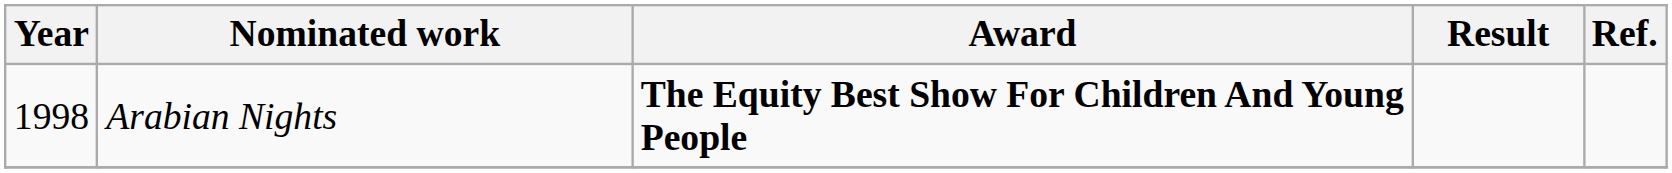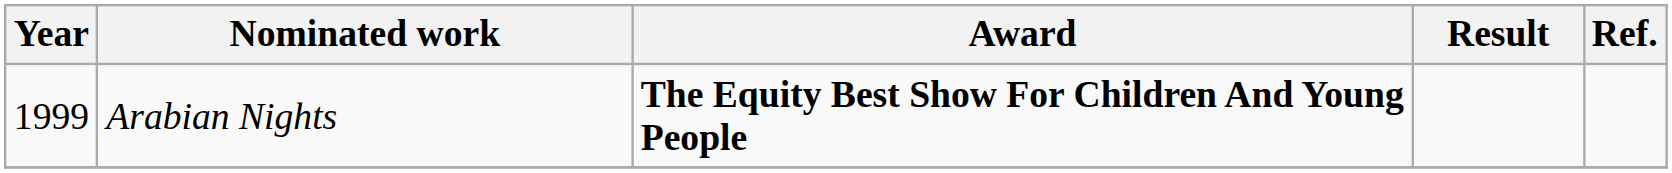(51, 115) 1998 -> (51, 115) 1999
